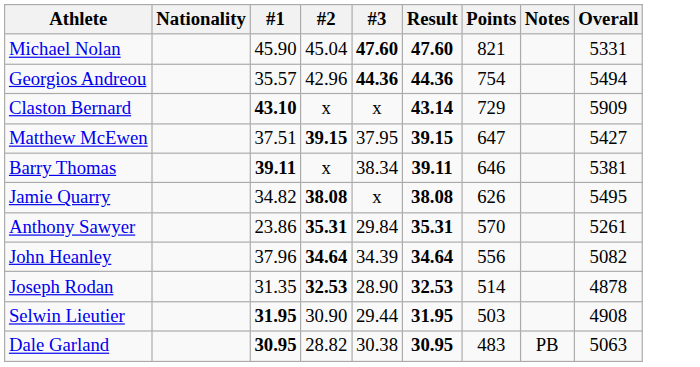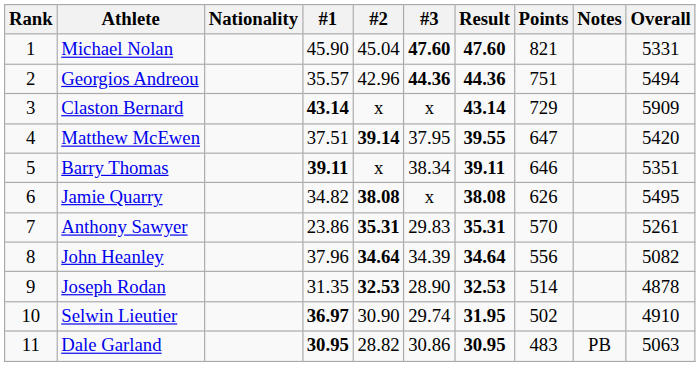+ column: (31, 19)
(491, 78) 754 -> (544, 78) 751
(275, 108) 43.10 -> (328, 108) 43.14
(326, 138) 39.15 -> (379, 138) 39.14
(432, 138) 39.15 -> (484, 138) 39.55
(608, 138) 5427 -> (661, 138) 5420
(608, 167) 5381 -> (661, 167) 5351
(377, 227) 29.84 -> (429, 227) 29.83
(275, 316) 31.95 -> (328, 316) 36.97
(377, 316) 29.44 -> (429, 316) 29.74
(491, 316) 503 -> (544, 316) 502
(608, 316) 4908 -> (661, 316) 4910
(377, 345) 30.38 -> (429, 345) 30.86
